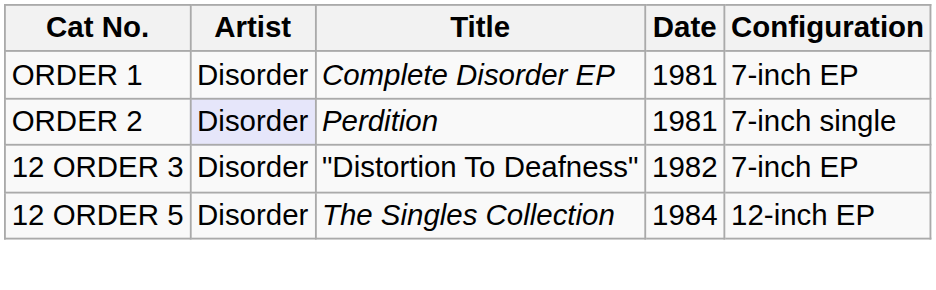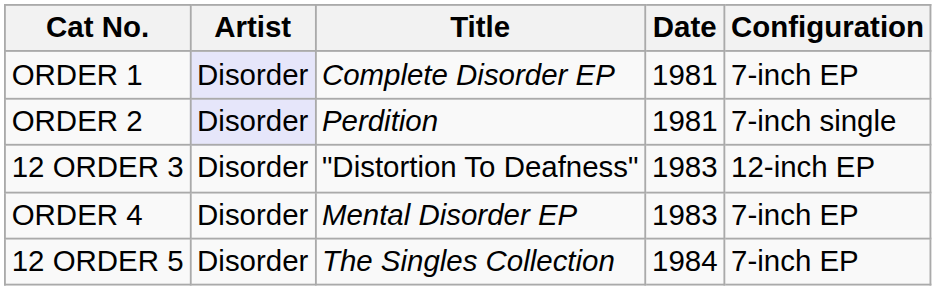(253, 74) no background -> (253, 74) lavender background
(685, 167) 1982 -> (685, 167) 1983
(795, 167) 7-inch EP -> (803, 167) 12-inch EP
+ row: (77, 214)
(803, 214) 12-inch EP -> (795, 261) 7-inch EP
